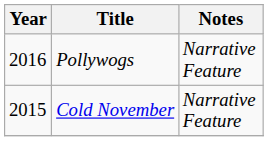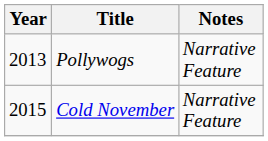(28, 59) 2016 -> (28, 59) 2013
